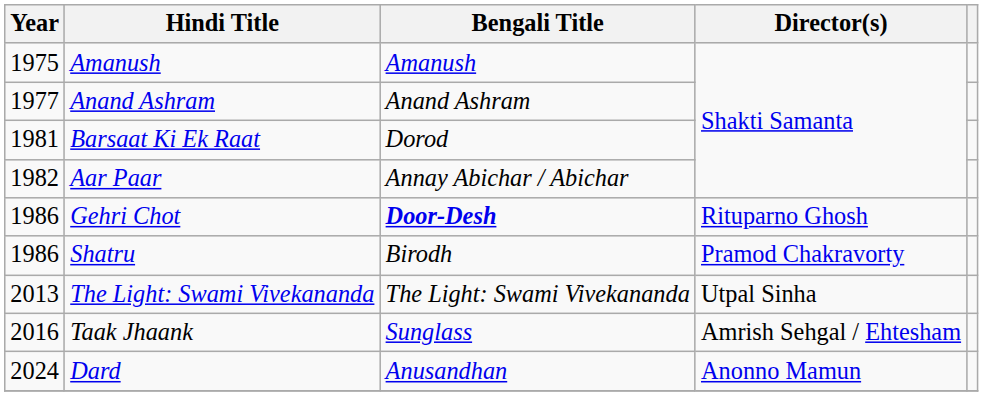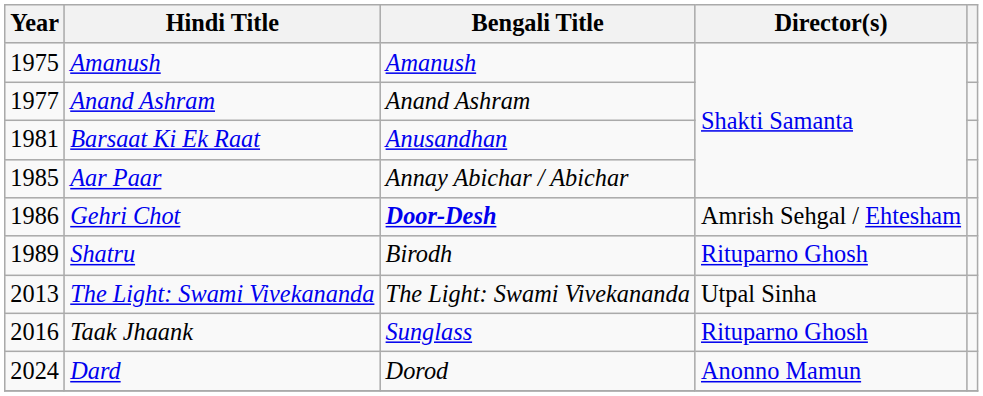(417, 139) Dorod -> (446, 139) Anusandhan
(35, 178) 1982 -> (35, 178) 1985
(784, 216) Rituparno Ghosh -> (831, 216) Amrish Sehgal / Ehtesham
(35, 255) 1986 -> (35, 255) 1989
(803, 255) Pramod Chakravorty -> (784, 255) Rituparno Ghosh
(831, 332) Amrish Sehgal / Ehtesham -> (784, 332) Rituparno Ghosh
(446, 370) Anusandhan -> (417, 370) Dorod
